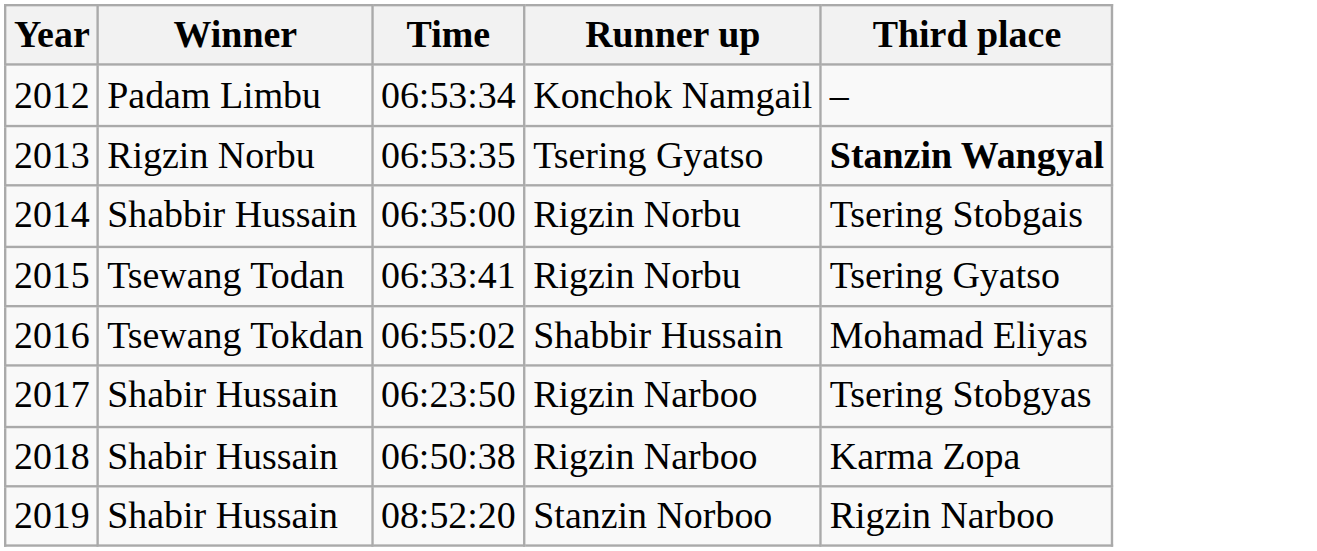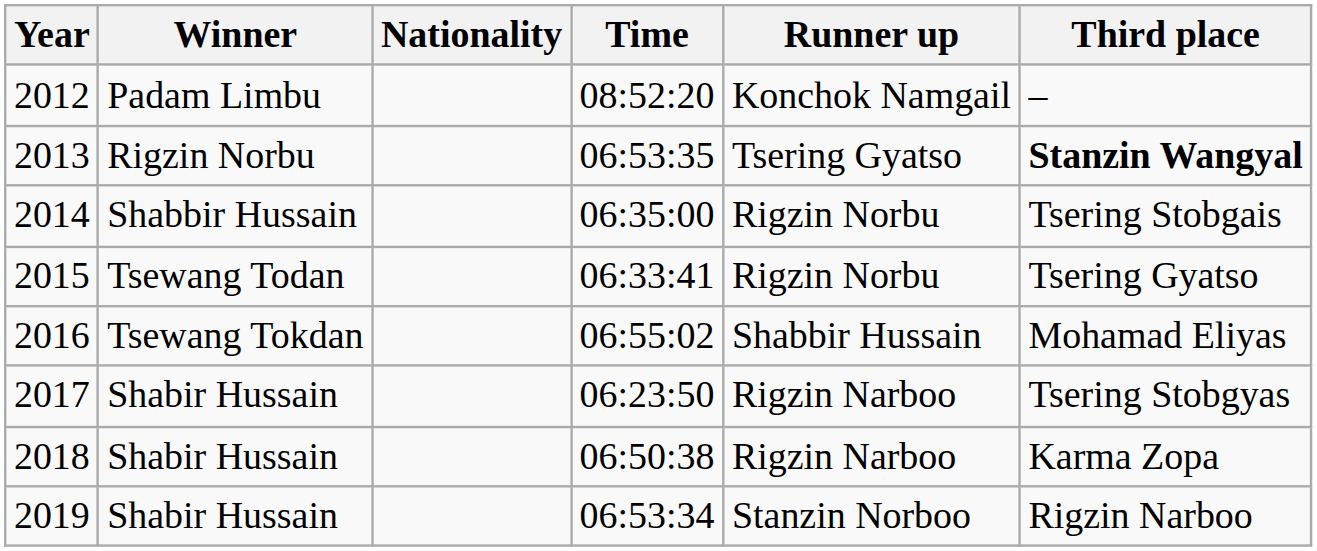+ column: (472, 34)
(448, 94) 06:53:34 -> (647, 94) 08:52:20
(448, 515) 08:52:20 -> (647, 515) 06:53:34
